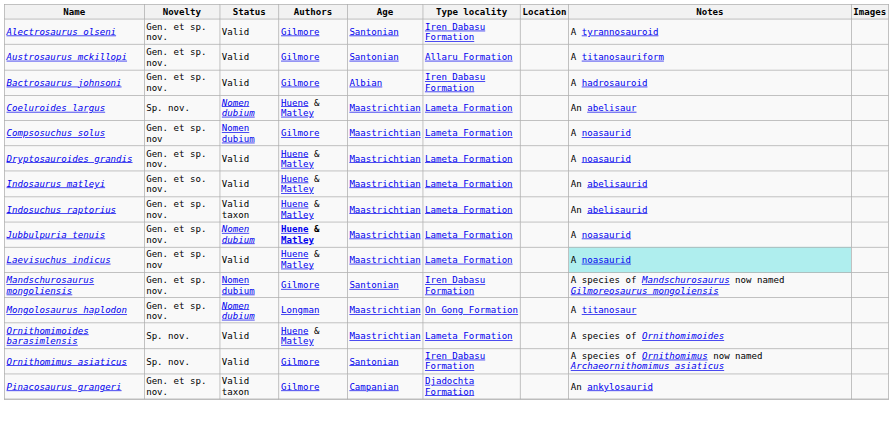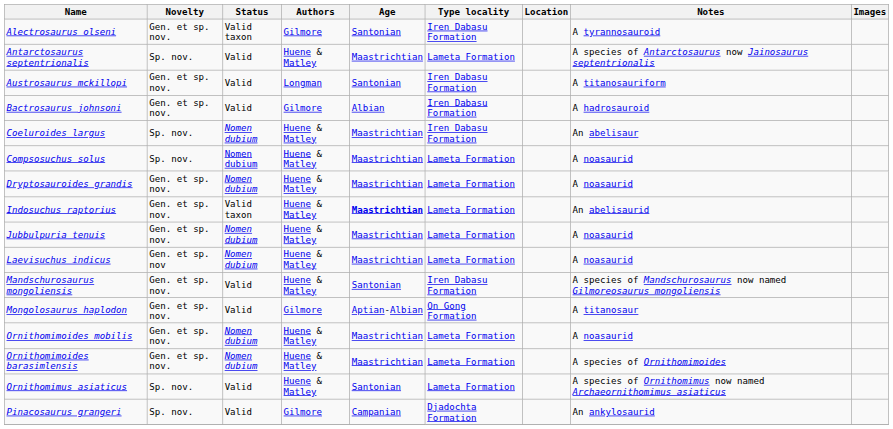(236, 32) Valid -> (238, 32) Valid taxon
+ row: (48, 57)
(300, 57) Gilmore -> (303, 83) Longman
(469, 57) Allaru Formation -> (457, 83) Iren Dabasu Formation
(469, 108) Lameta Formation -> (457, 133) Iren Dabasu Formation
(176, 133) Gen. et sp. nov -> (171, 159) Sp. nov.
(300, 133) Gilmore -> (303, 159) Huene & Matley
(236, 159) Valid -> (241, 184) Nomen dubium
- row: (56, 184)
(385, 209) normal -> (387, 209) bold
(300, 234) bold -> (303, 234) normal
(236, 260) Valid -> (241, 260) Nomen dubium
(601, 260) paleturquoise background -> (603, 260) no background
(238, 285) Nomen dubium -> (238, 285) Valid
(300, 285) Gilmore -> (303, 285) Huene & Matley
(238, 310) Nomen dubium -> (238, 310) Valid
(300, 310) Longman -> (303, 310) Gilmore
(385, 310) Maastrichtian -> (387, 310) Aptian-Albian
+ row: (70, 336)
(168, 336) Sp. nov. -> (179, 361) Gen. et sp. nov.
(236, 336) Valid -> (241, 361) Nomen dubium
(300, 361) Gilmore -> (303, 386) Huene & Matley
(455, 361) Iren Dabasu Formation -> (471, 386) Lameta Formation
(176, 386) Gen. et sp. nov. -> (171, 412) Sp. nov.
(236, 386) Valid taxon -> (238, 412) Valid
